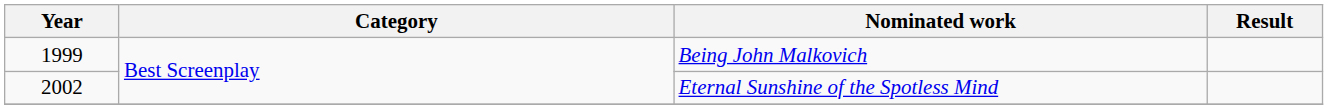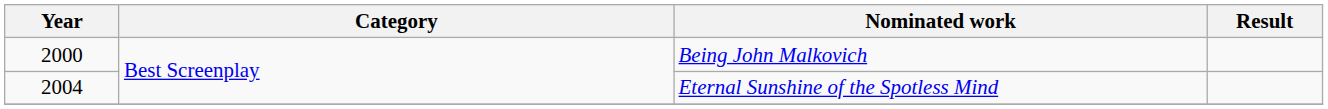(62, 54) 1999 -> (62, 54) 2000
(62, 87) 2002 -> (62, 87) 2004
